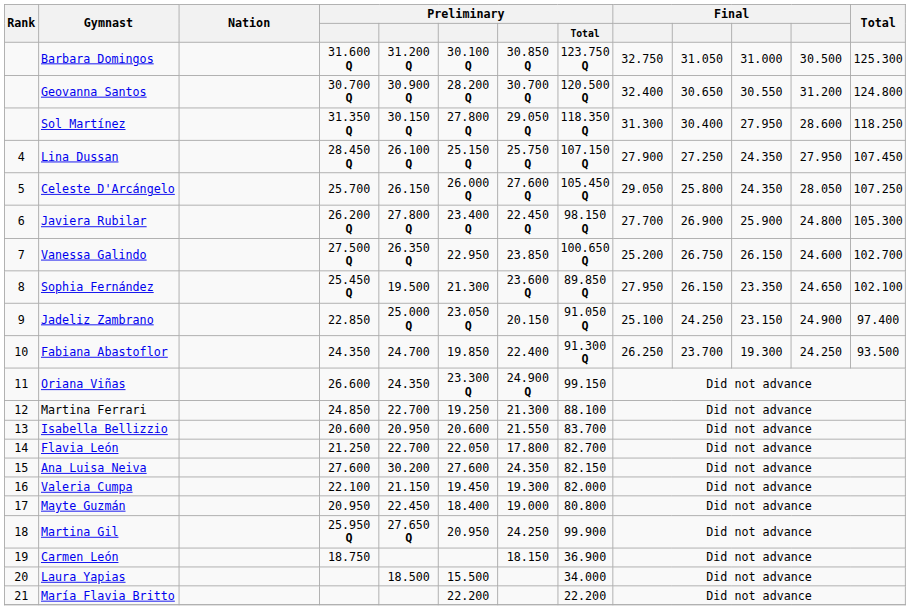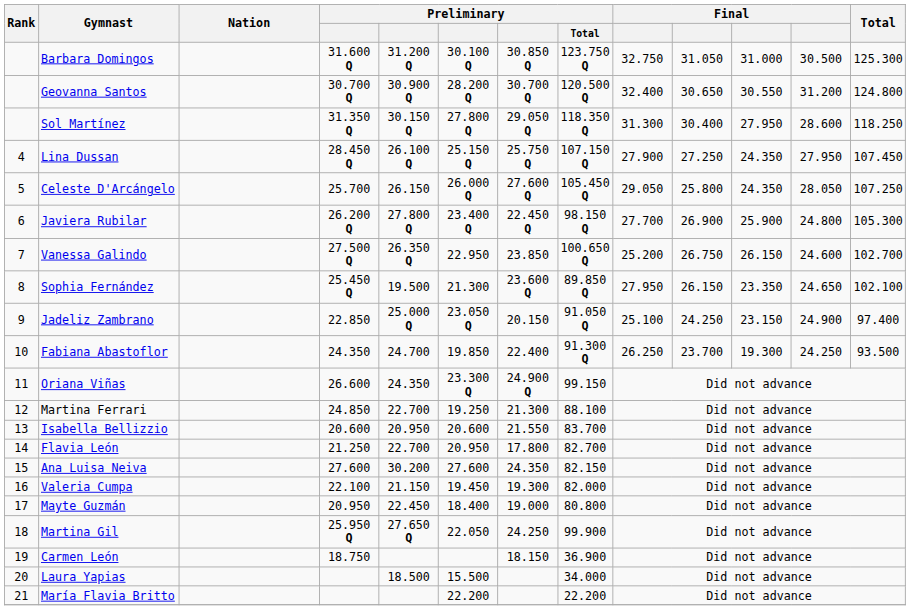(468, 449) 22.050 -> (468, 449) 20.950
(468, 532) 20.950 -> (468, 532) 22.050
